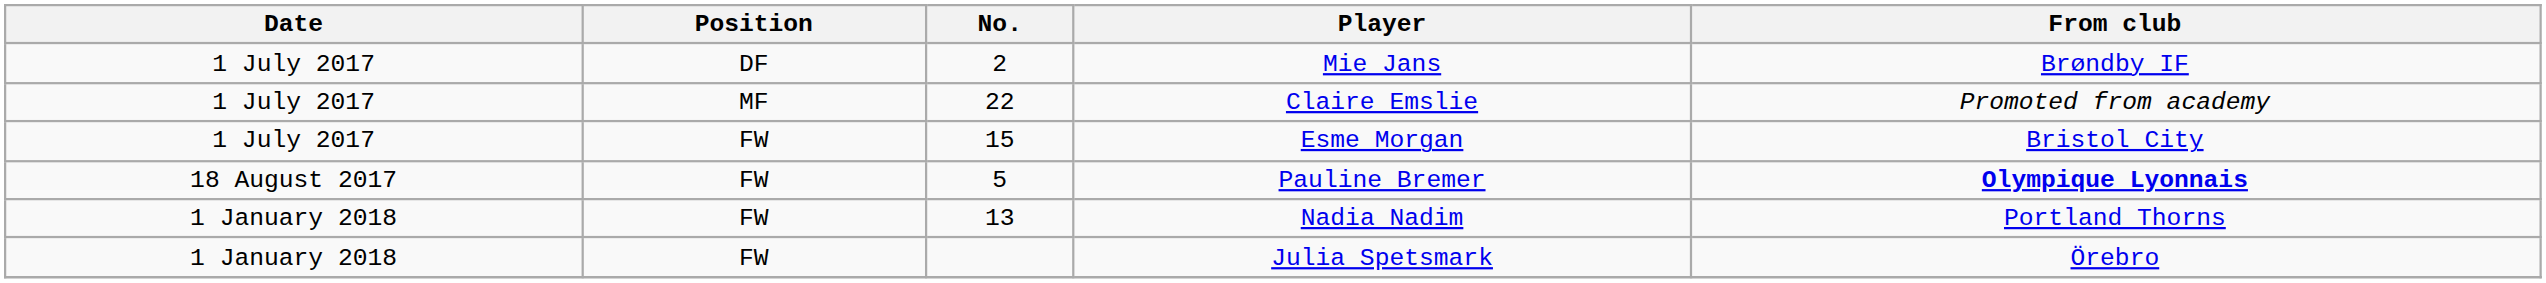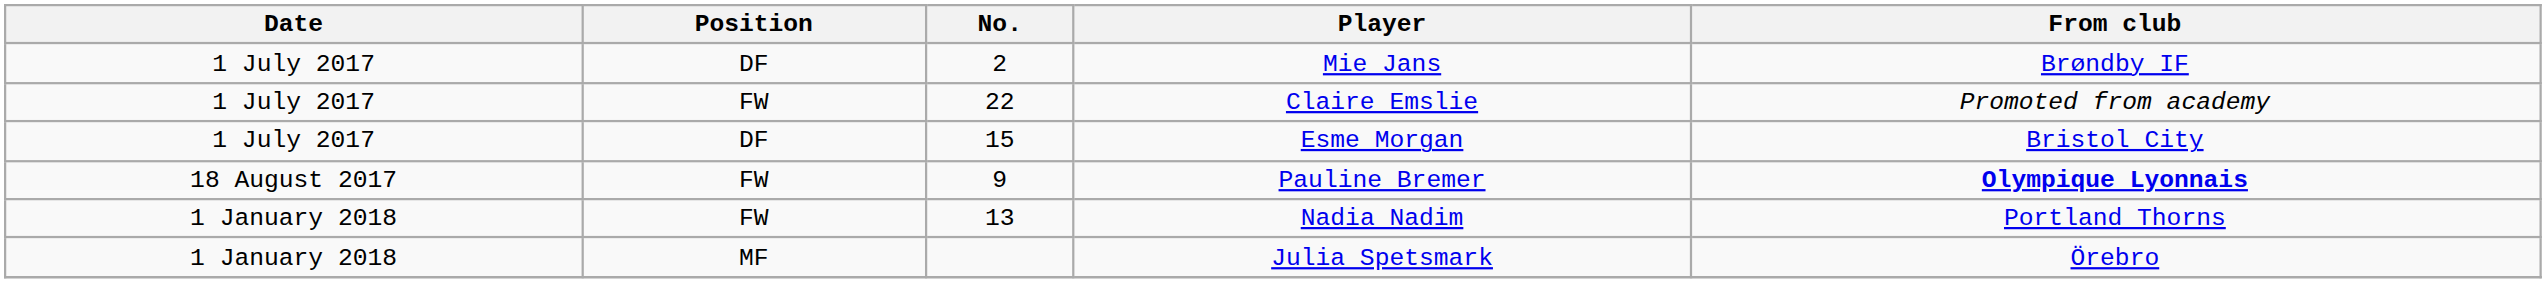(754, 102) MF -> (754, 102) FW
(754, 141) FW -> (754, 141) DF
(1000, 180) 5 -> (1000, 180) 9
(754, 257) FW -> (754, 257) MF
